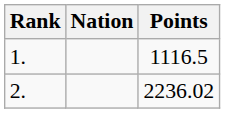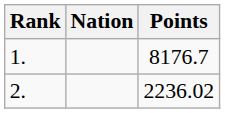(179, 56) 1116.5 -> (179, 56) 8176.7
